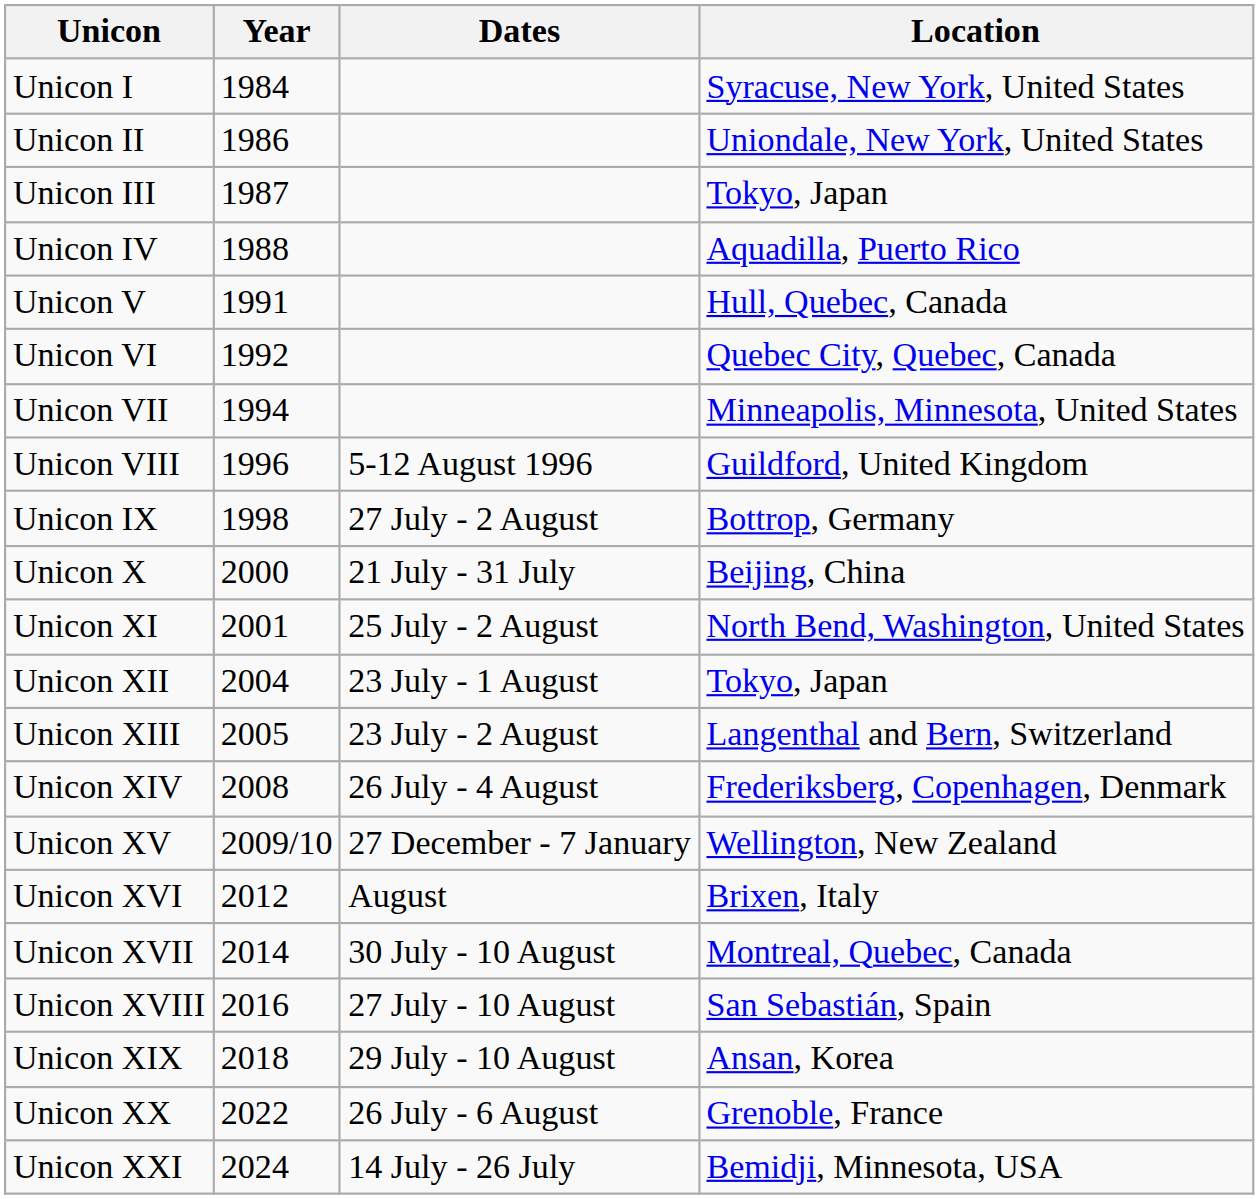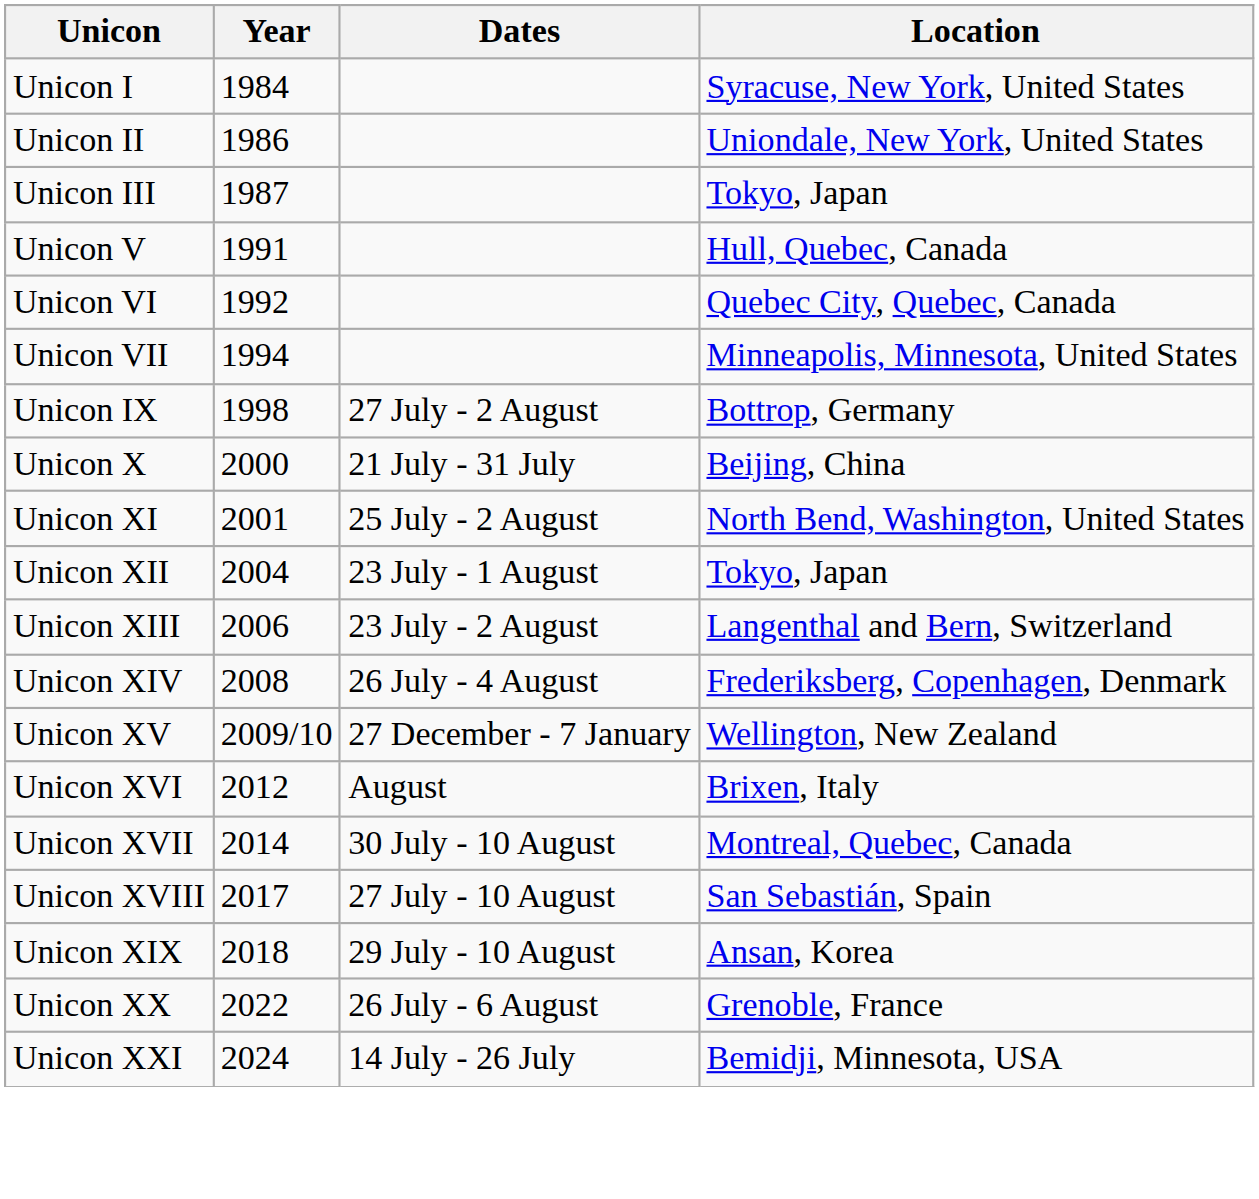- row: (85, 247)
- row: (96, 463)
(255, 734) 2005 -> (255, 626) 2006
(255, 1004) 2016 -> (255, 896) 2017
